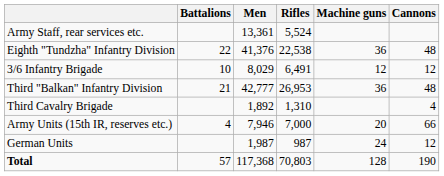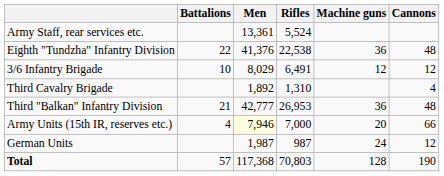rows swapped: (60, 106) <-> (85, 87)
(261, 124) no background -> (261, 124) lightyellow background
